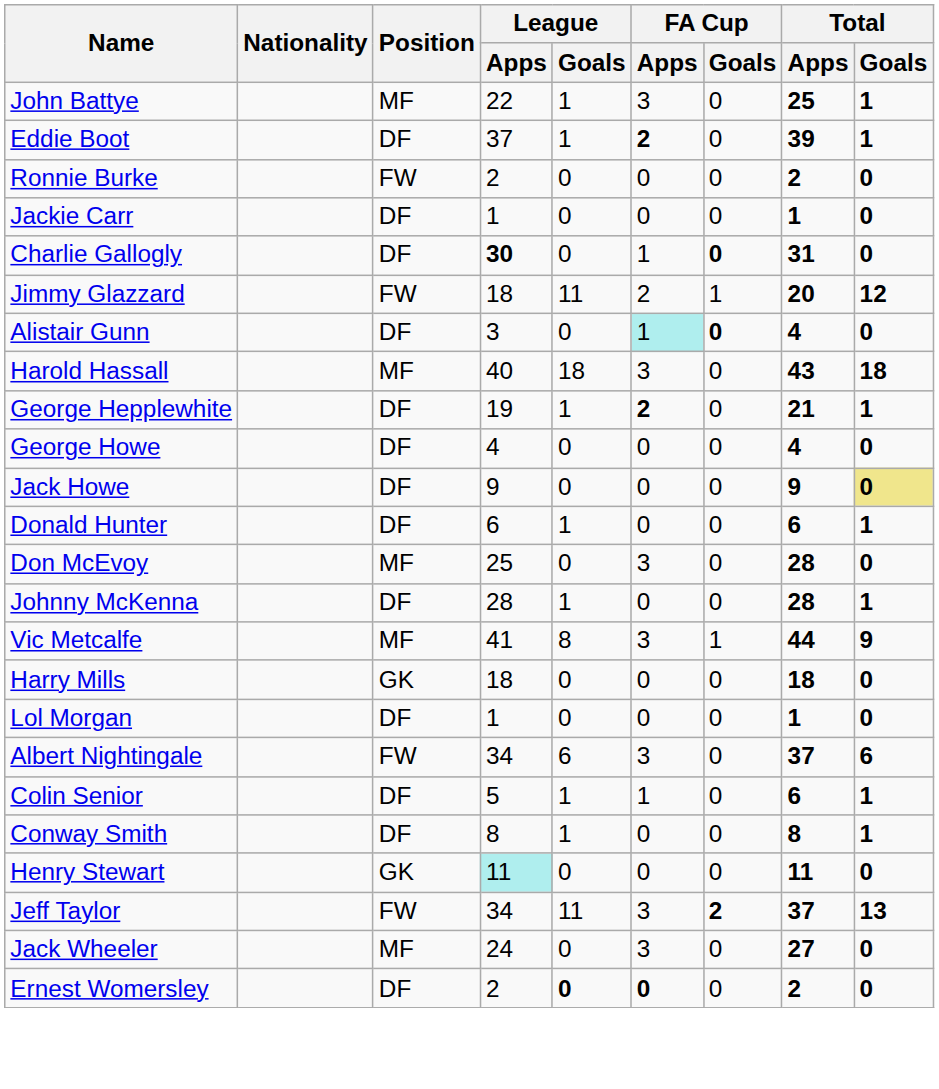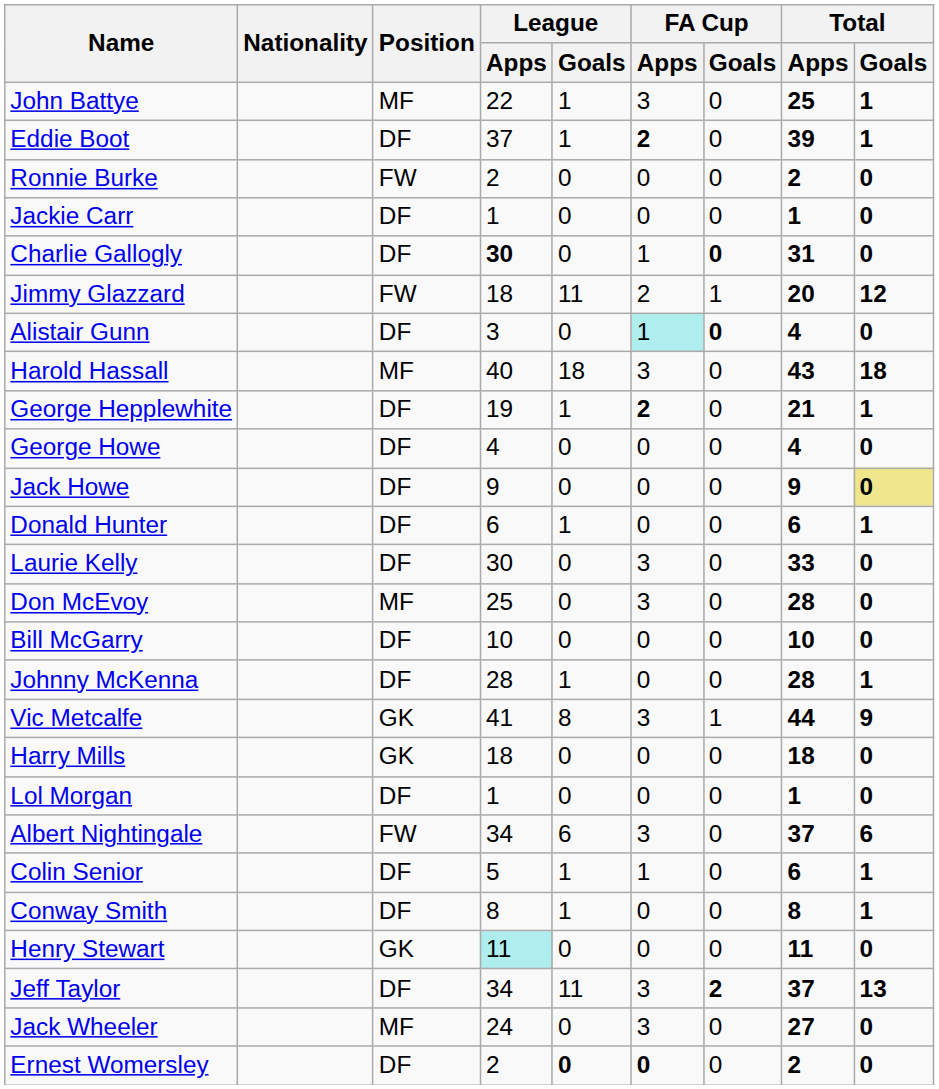+ row: (74, 563)
+ row: (77, 640)
(396, 640) MF -> (396, 718) GK
(398, 910) FW -> (395, 988) DF
